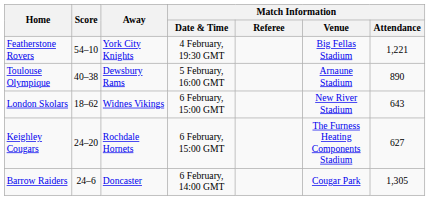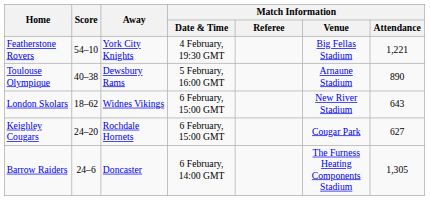(336, 142) The Furness Heating Components Stadium -> (336, 131) Cougar Park
(336, 181) Cougar Park -> (336, 170) The Furness Heating Components Stadium
